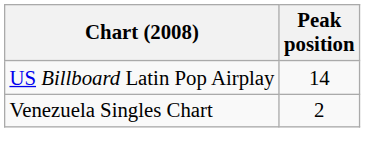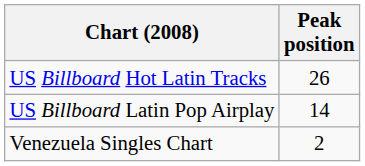+ row: (138, 77)
